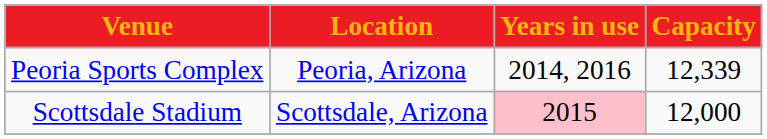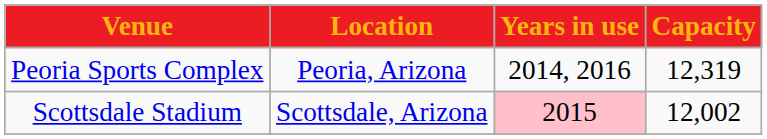(704, 69) 12,339 -> (704, 69) 12,319
(704, 112) 12,000 -> (704, 112) 12,002
